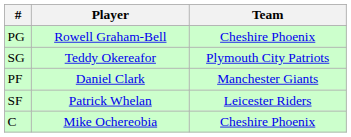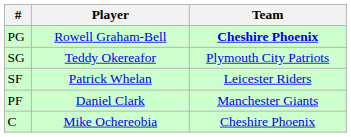(268, 36) normal -> (268, 36) bold
rows swapped: (15, 100) <-> (15, 79)
